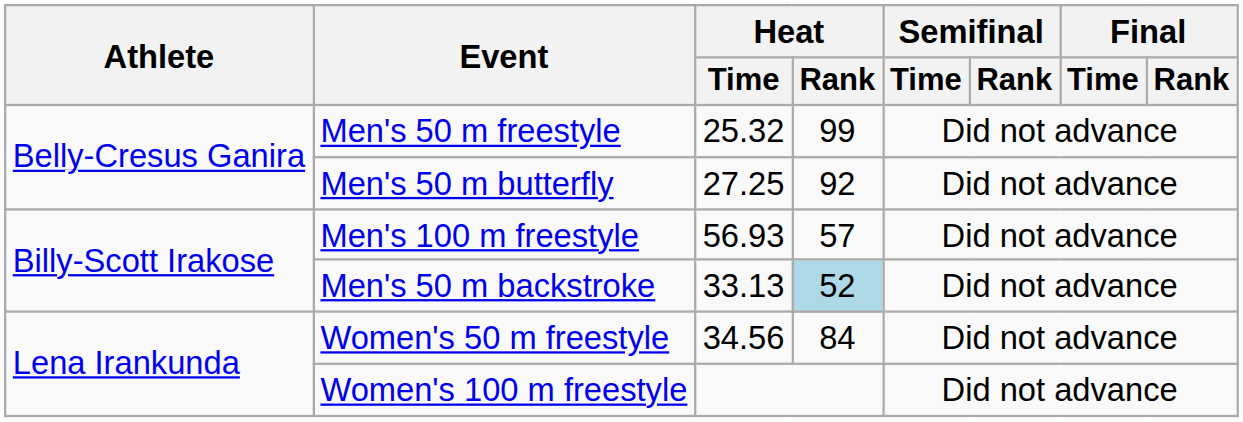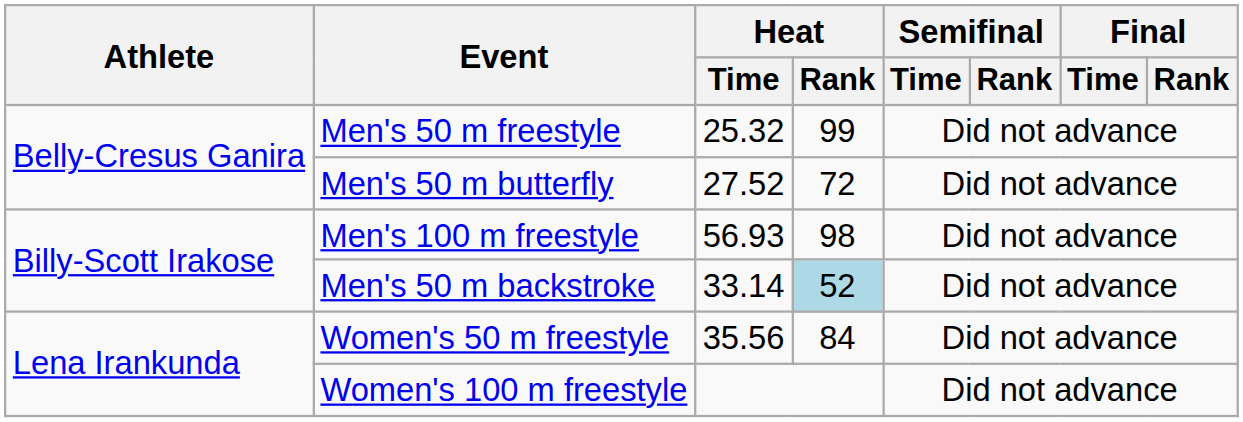(744, 183) 27.25 -> (744, 183) 27.52
(837, 183) 92 -> (837, 183) 72
(837, 235) 57 -> (837, 235) 98
(744, 287) 33.13 -> (744, 287) 33.14
(744, 338) 34.56 -> (744, 338) 35.56
